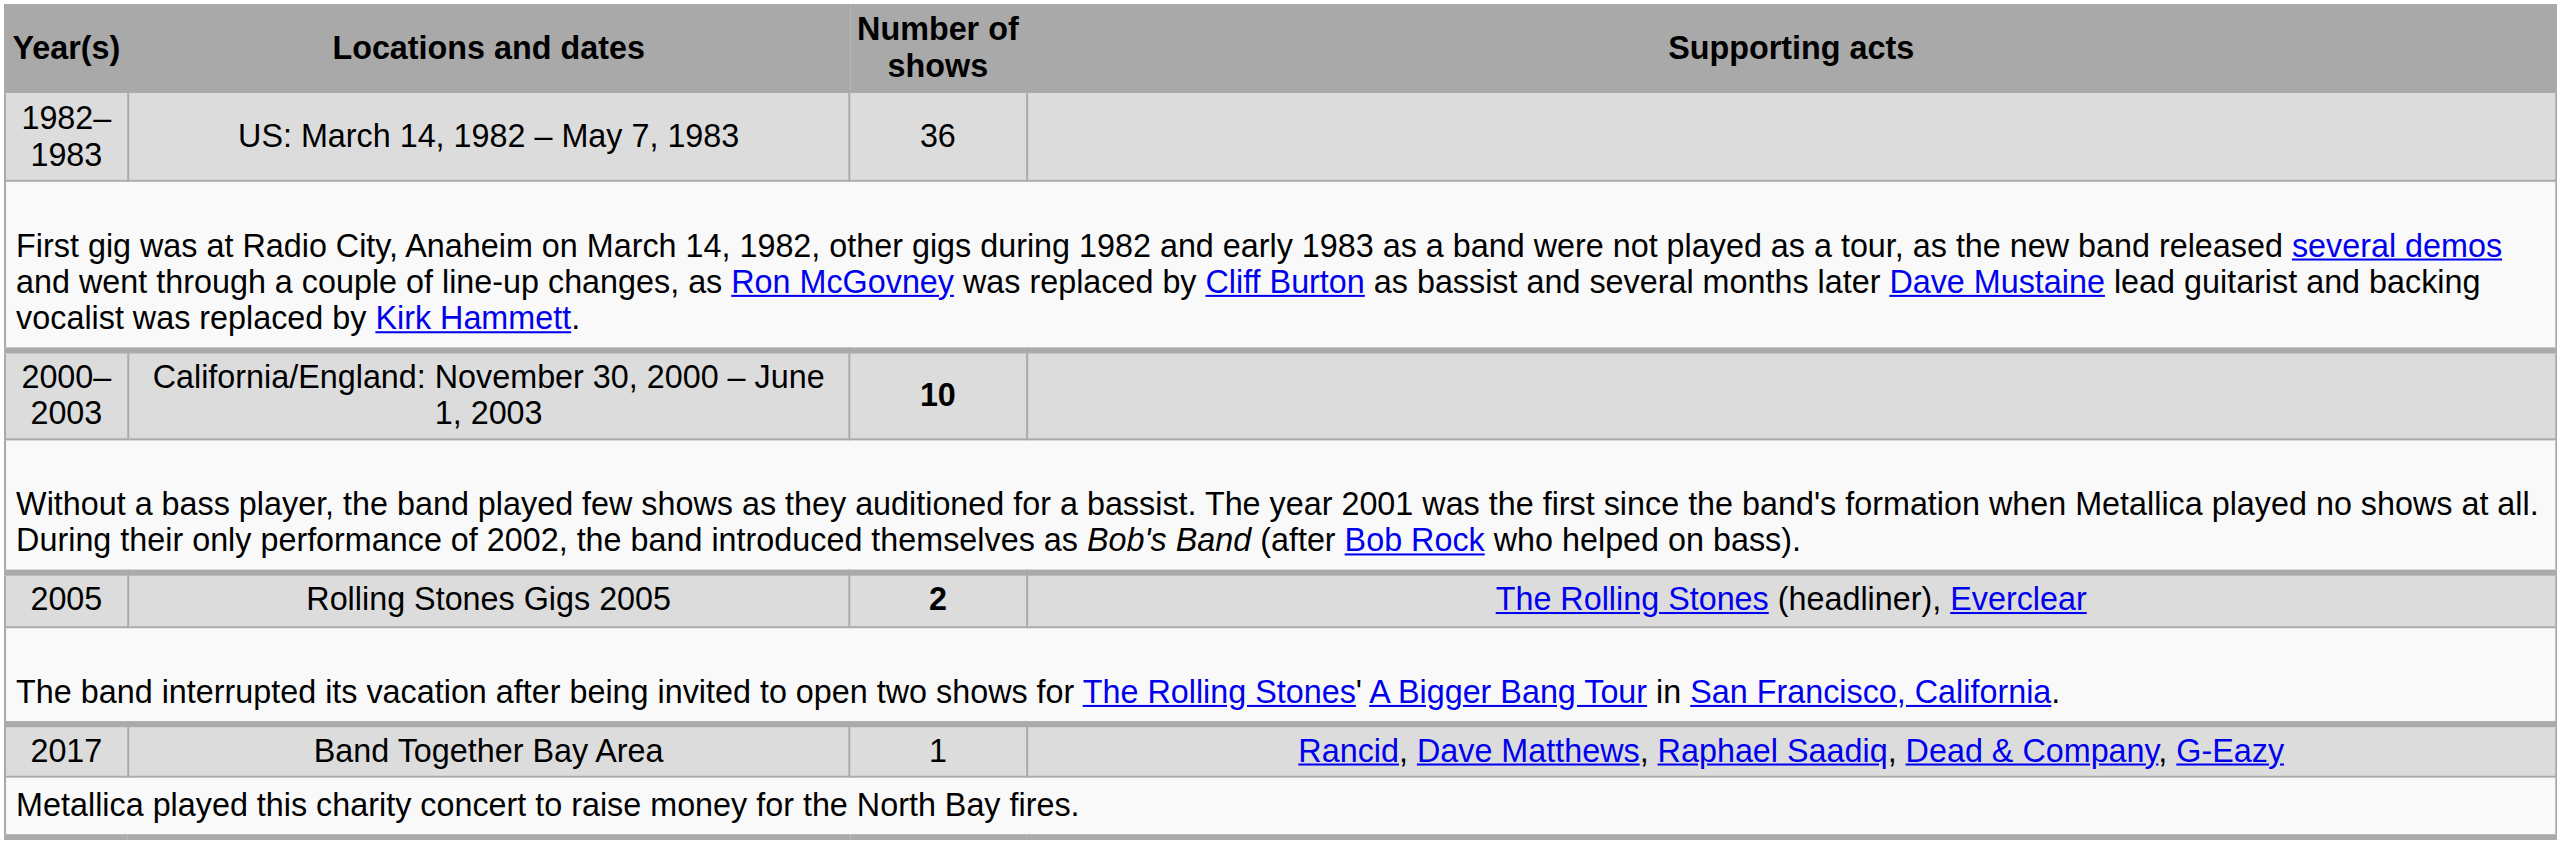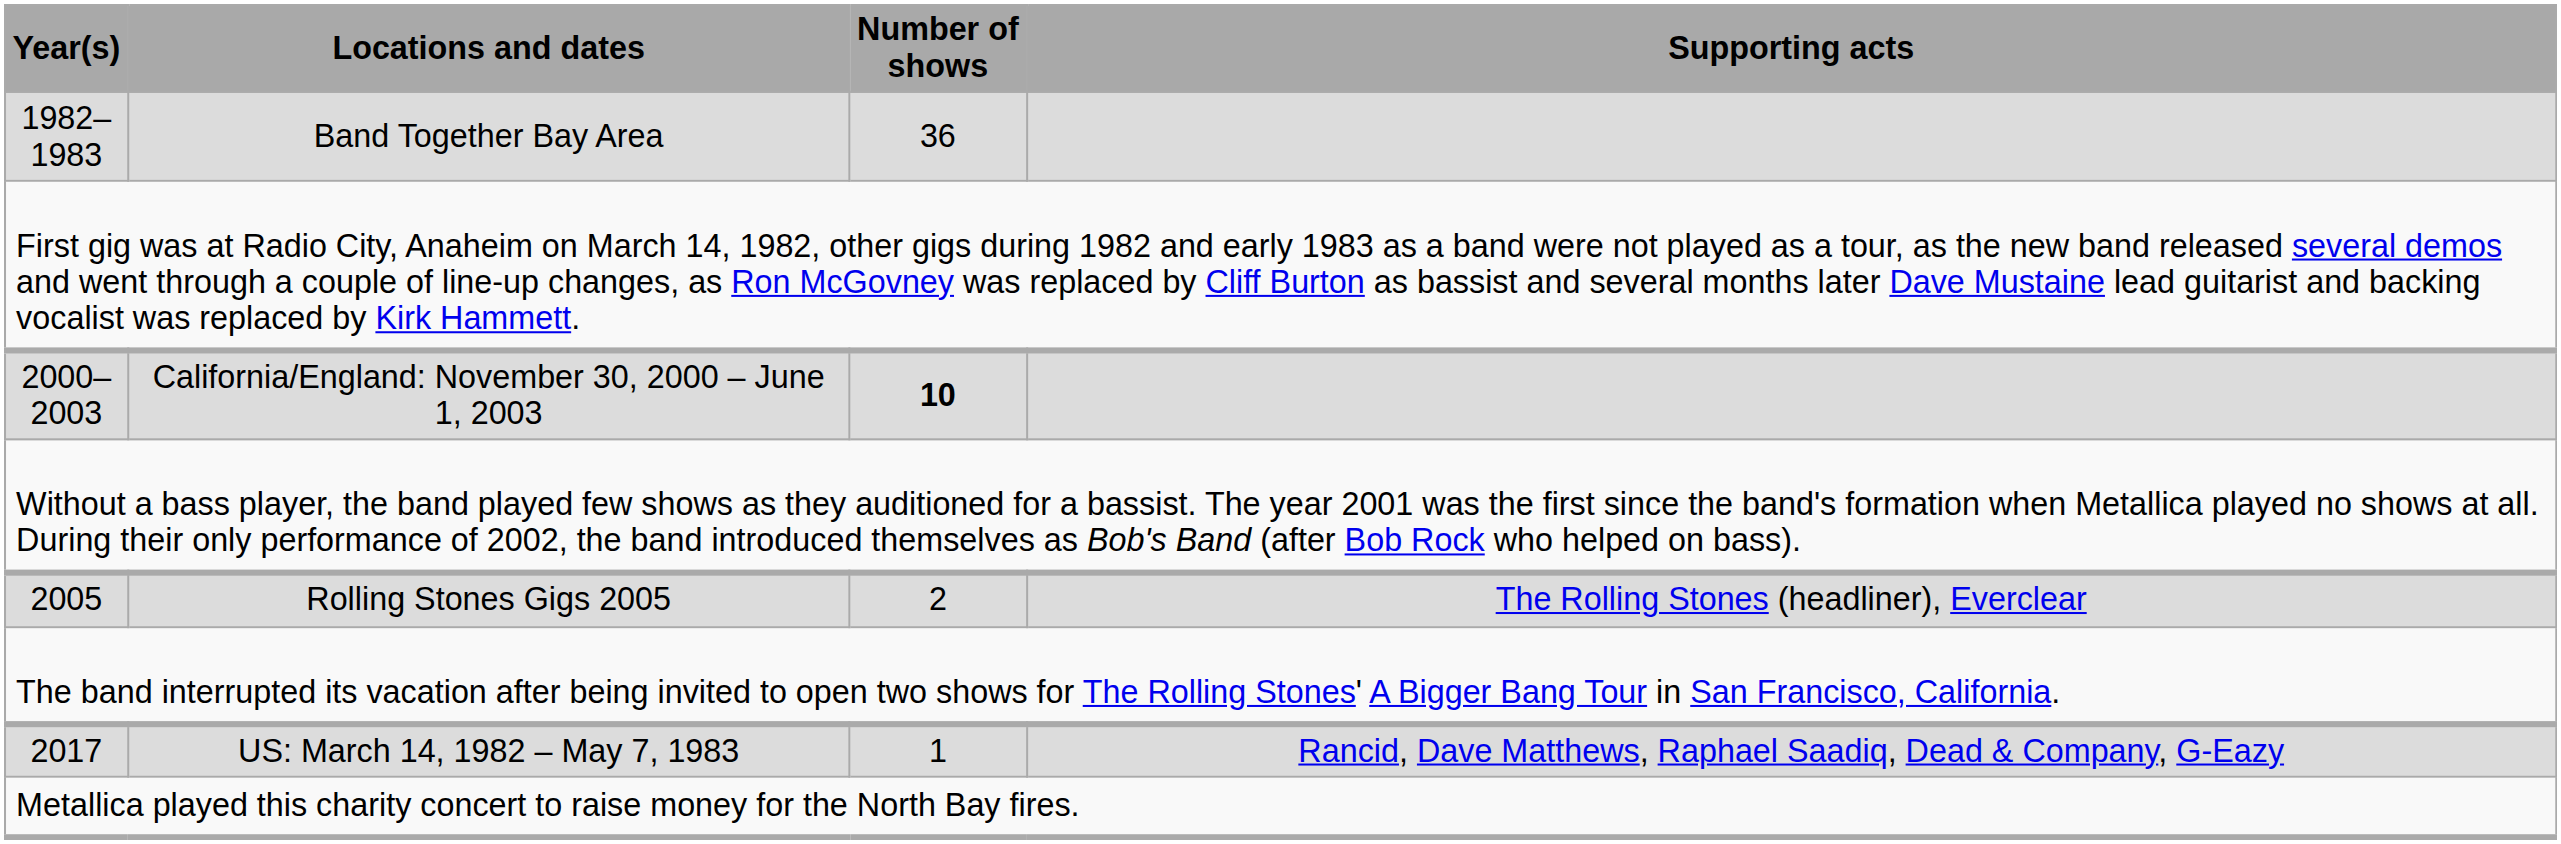(489, 135) US: March 14, 1982 – May 7, 1983 -> (489, 135) Band Together Bay Area
(938, 600) bold -> (938, 600) normal
(489, 750) Band Together Bay Area -> (489, 750) US: March 14, 1982 – May 7, 1983
